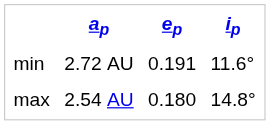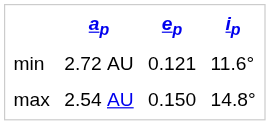(172, 64) 0.191 -> (172, 64) 0.121
(172, 100) 0.180 -> (172, 100) 0.150
